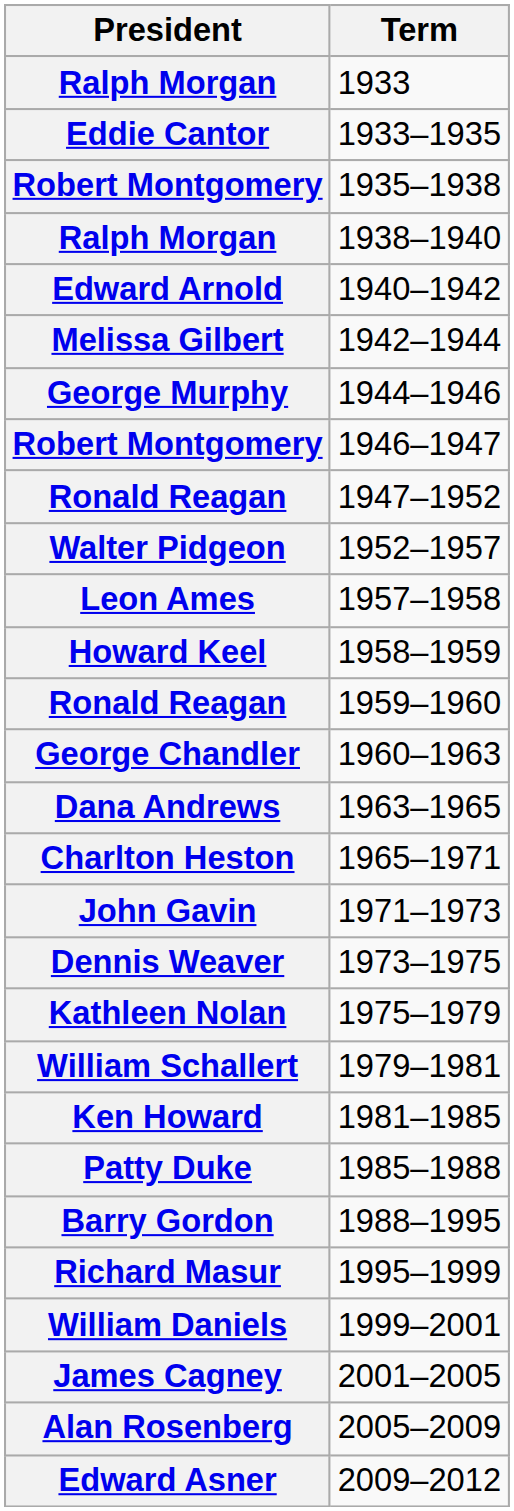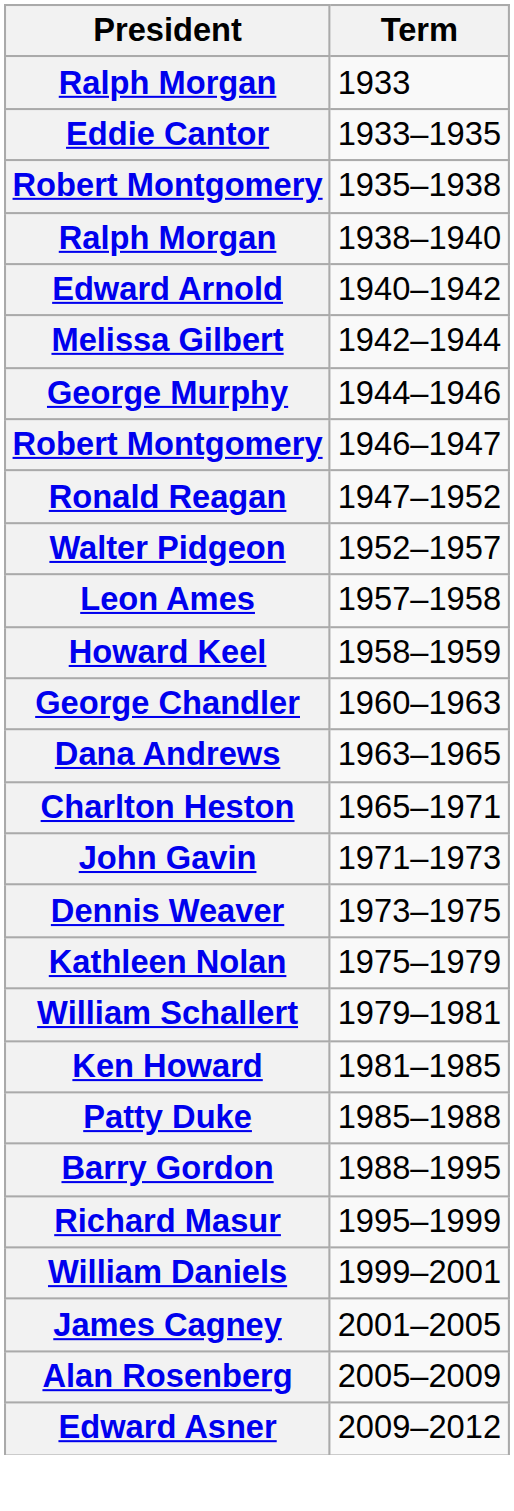- row: (419, 703)
